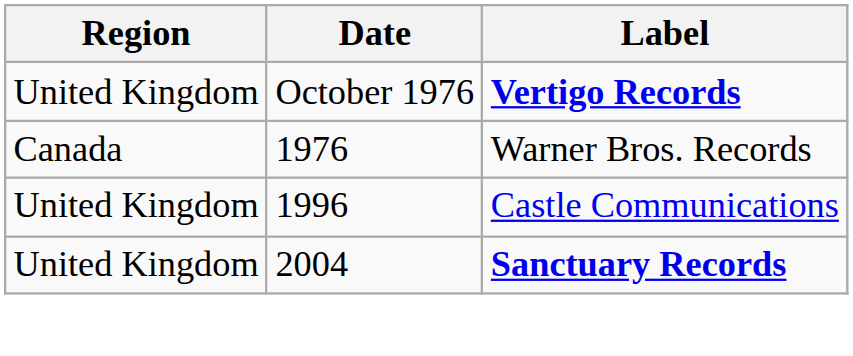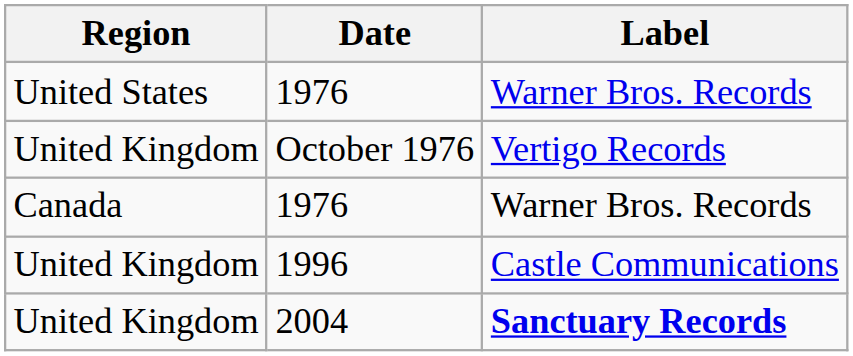+ row: (111, 90)
(616, 90) bold -> (608, 148) normal
